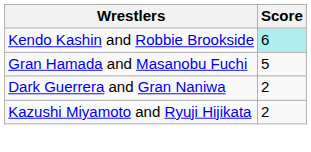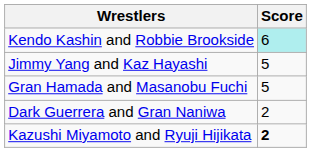+ row: (108, 64)
(265, 111) normal -> (265, 135) bold
